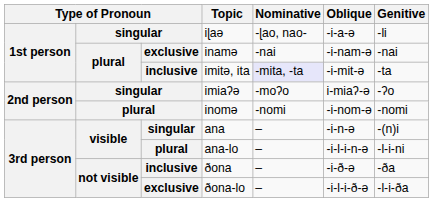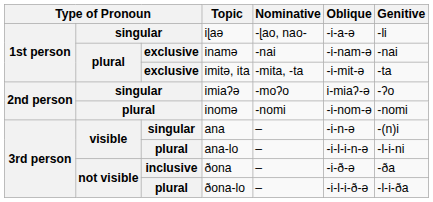(171, 71) inclusive -> (171, 71) exclusive
(279, 71) lavender background -> (279, 71) no background
(171, 187) exclusive -> (171, 187) plural
